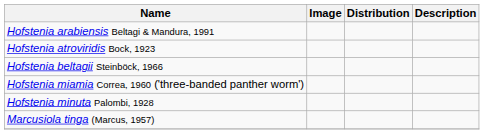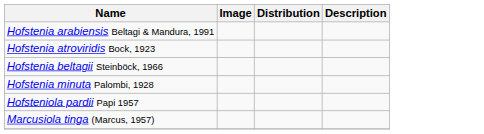- row: (156, 84)
+ row: (73, 102)
